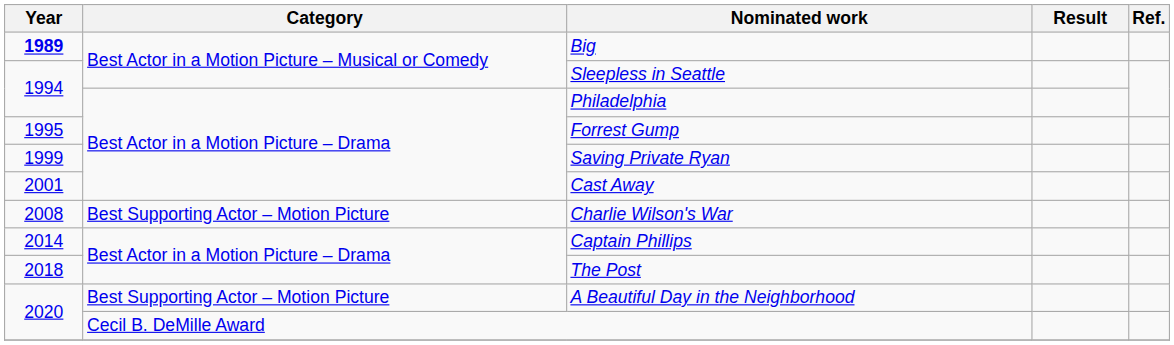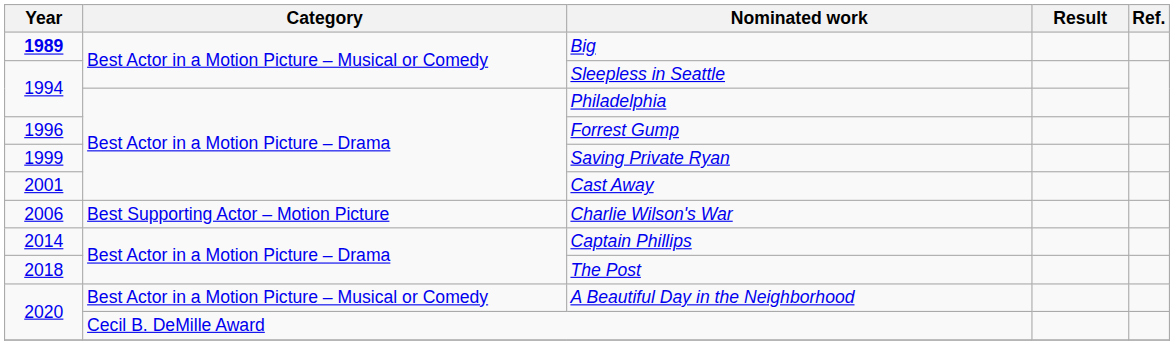(44, 130) 1995 -> (44, 130) 1996
(44, 213) 2008 -> (44, 213) 2006
(238, 297) Best Supporting Actor – Motion Picture -> (288, 297) Best Actor in a Motion Picture – Musical or Comedy
